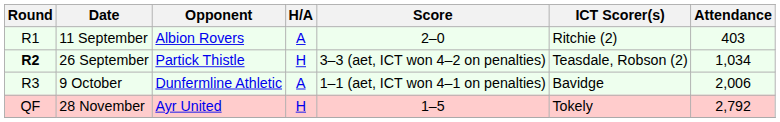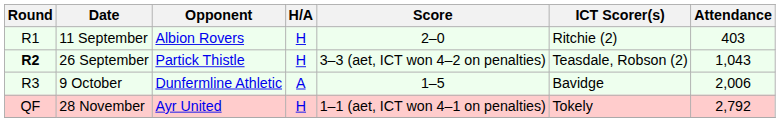(301, 38) A -> (301, 38) H
(733, 60) 1,034 -> (733, 60) 1,043
(433, 83) 1–1 (aet, ICT won 4–1 on penalties) -> (433, 83) 1–5
(433, 106) 1–5 -> (433, 106) 1–1 (aet, ICT won 4–1 on penalties)
